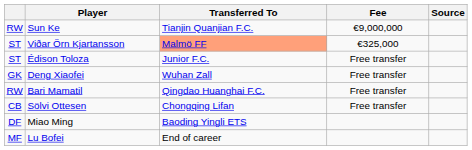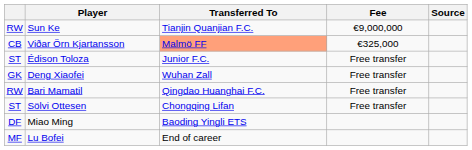(15, 44) ST -> (15, 44) CB
(15, 106) CB -> (15, 106) ST
